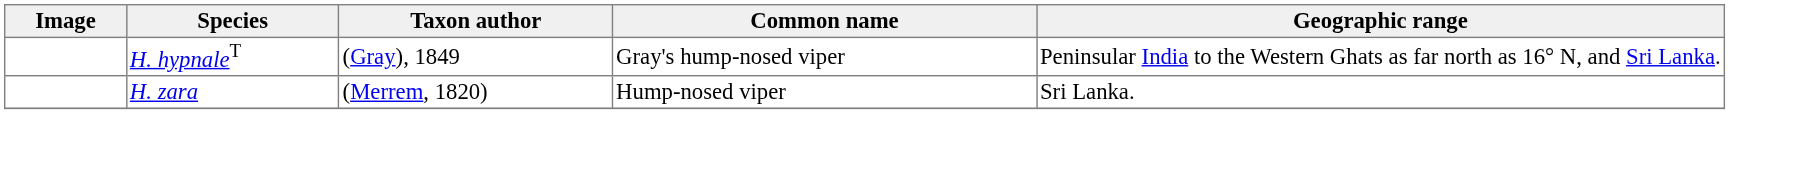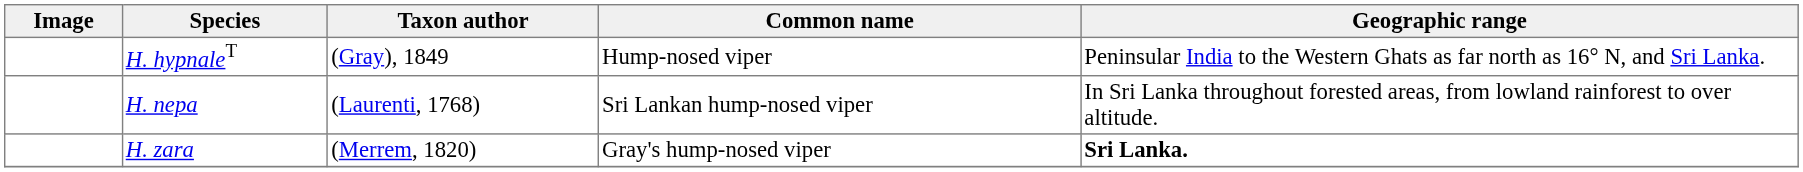(730, 56) Gray's hump-nosed viper -> (687, 56) Hump-nosed viper
+ row: (162, 105)
(701, 92) Hump-nosed viper -> (716, 150) Gray's hump-nosed viper
(1087, 92) normal -> (1136, 150) bold
